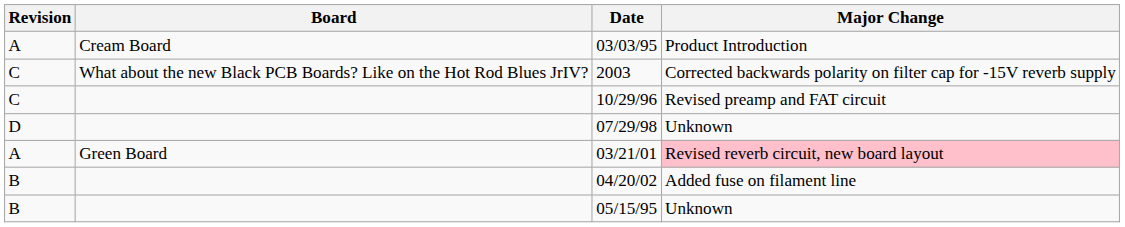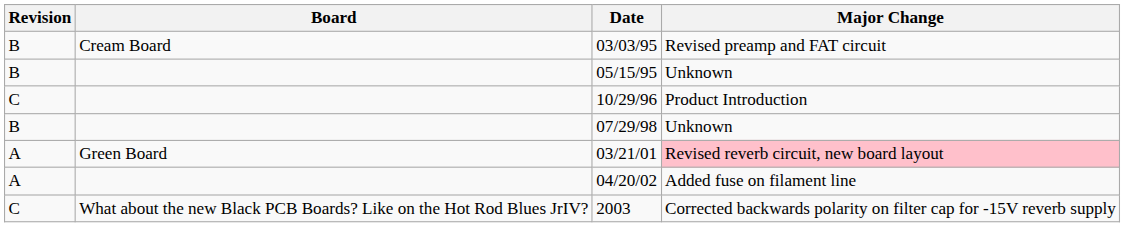(15, 45) A -> (14, 45) B
(736, 45) Product Introduction -> (776, 45) Revised preamp and FAT circuit
rows swapped: (627, 208) <-> (613, 72)
(776, 99) Revised preamp and FAT circuit -> (736, 99) Product Introduction
(15, 126) D -> (14, 126) B
(14, 180) B -> (15, 180) A
